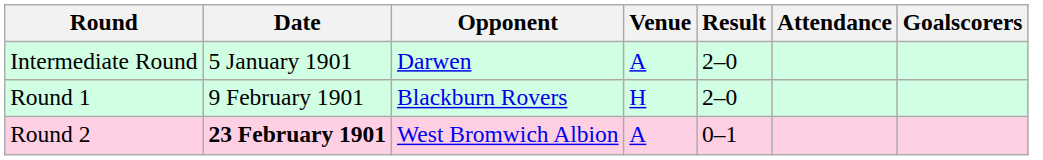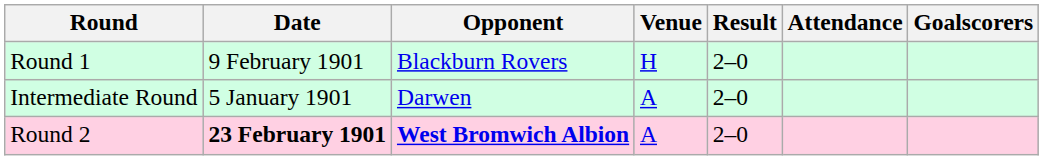rows swapped: (104, 60) <-> (50, 97)
(508, 135) normal -> (513, 135) bold
(720, 135) 0–1 -> (730, 135) 2–0
